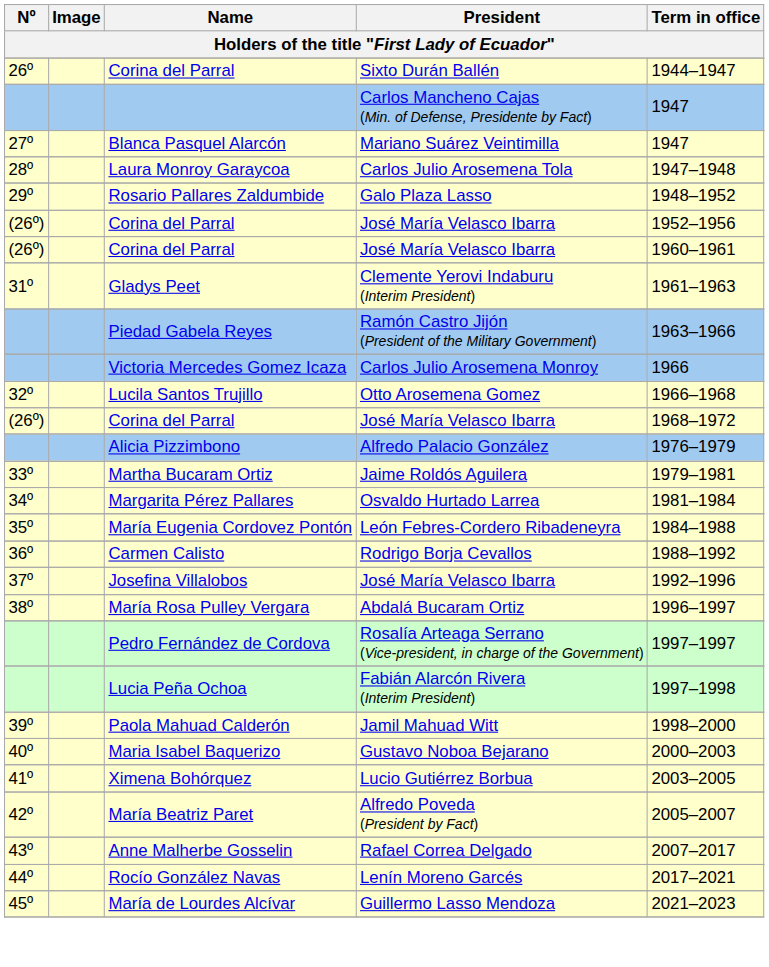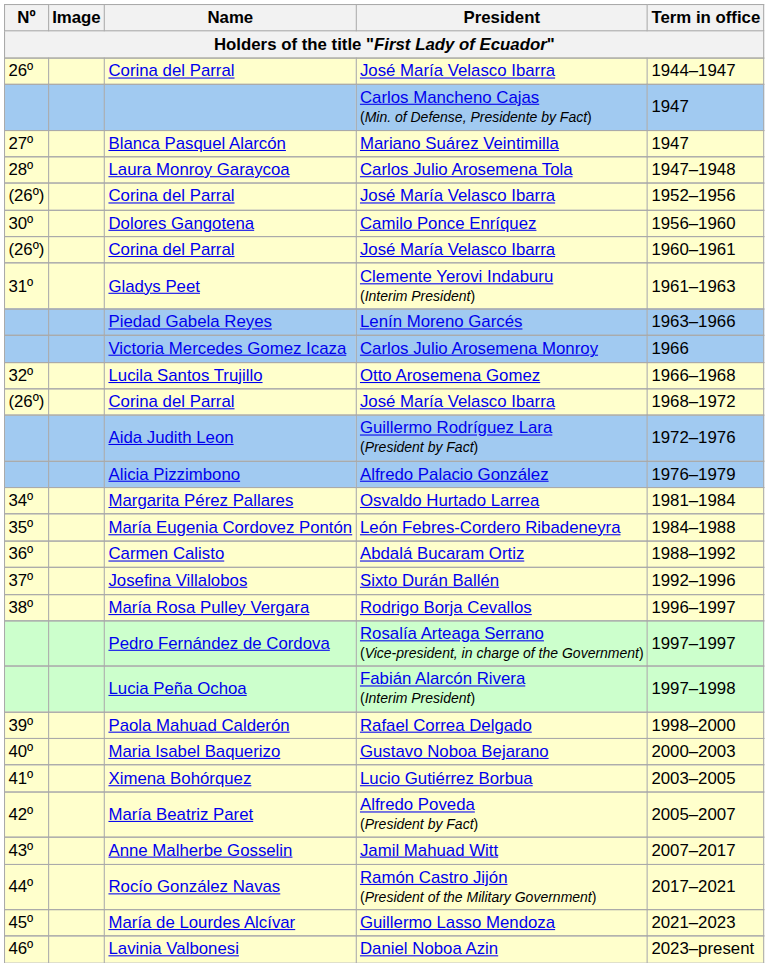(430, 71) Sixto Durán Ballén -> (458, 71) José María Velasco Ibarra
- row: (21, 196)
+ row: (21, 223)
(478, 331) Ramón Castro Jijón (President of the Military Government) -> (441, 322) Lenín Moreno Garcés
+ row: (26, 438)
- row: (21, 474)
(446, 554) Rodrigo Borja Cevallos -> (442, 554) Abdalá Bucaram Ortiz
(458, 580) José María Velasco Ibarra -> (430, 580) Sixto Durán Ballén
(442, 607) Abdalá Bucaram Ortiz -> (446, 607) Rodrigo Borja Cevallos
(429, 725) Jamil Mahuad Witt -> (446, 725) Rafael Correa Delgado
(446, 850) Rafael Correa Delgado -> (429, 850) Jamil Mahuad Witt
(441, 877) Lenín Moreno Garcés -> (478, 886) Ramón Castro Jijón (President of the Military Government)
+ row: (21, 949)
